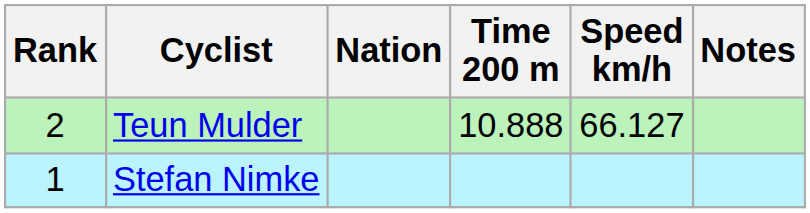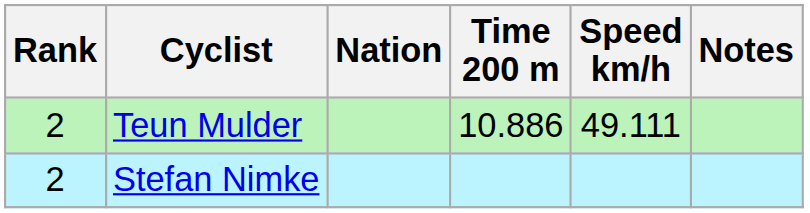(511, 125) 10.888 -> (511, 125) 10.886
(632, 125) 66.127 -> (631, 125) 49.111
(55, 179) 1 -> (55, 179) 2
